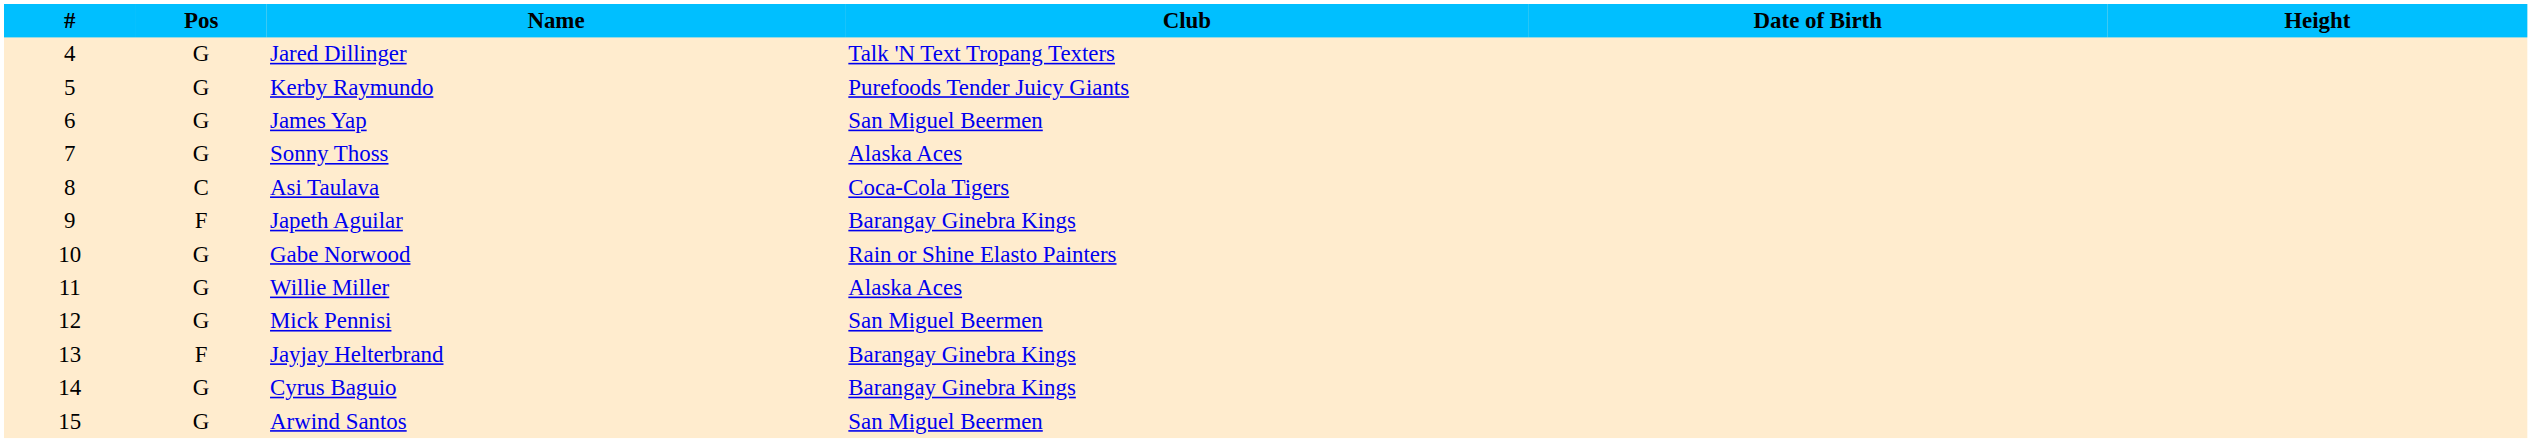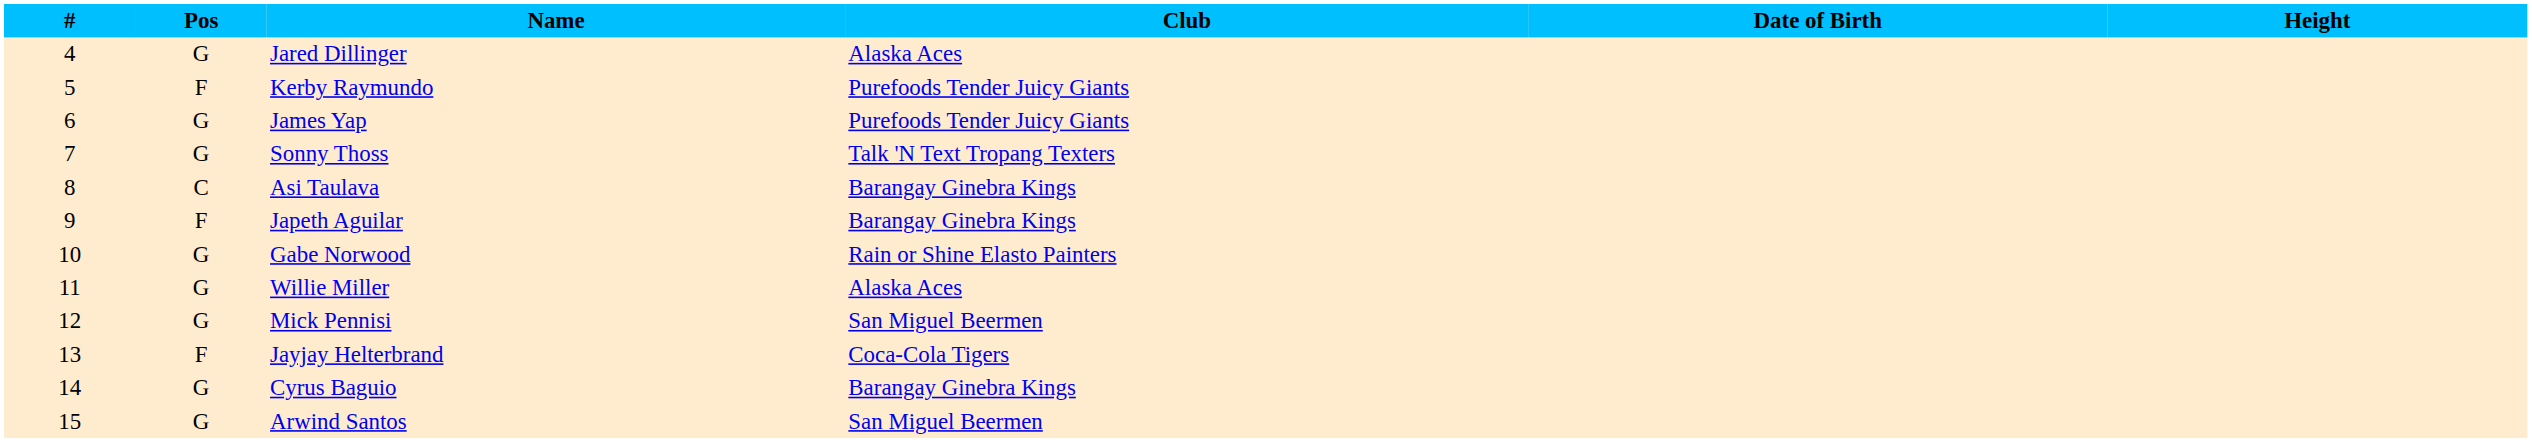(982, 53) Talk 'N Text Tropang Texters -> (905, 53) Alaska Aces
(201, 87) G -> (201, 87) F
(946, 120) San Miguel Beermen -> (989, 120) Purefoods Tender Juicy Giants
(905, 153) Alaska Aces -> (982, 153) Talk 'N Text Tropang Texters
(929, 187) Coca-Cola Tigers -> (962, 187) Barangay Ginebra Kings
(962, 354) Barangay Ginebra Kings -> (929, 354) Coca-Cola Tigers
